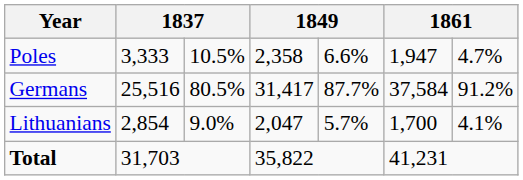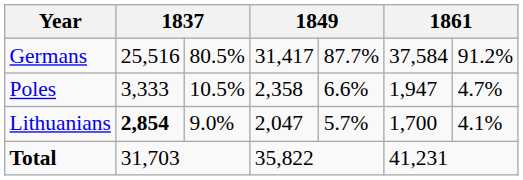rows swapped: (48, 89) <-> (33, 55)
(145, 123) normal -> (145, 123) bold
